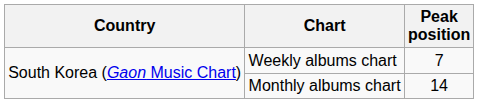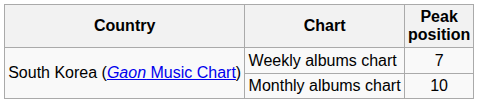(439, 85) 14 -> (439, 85) 10
